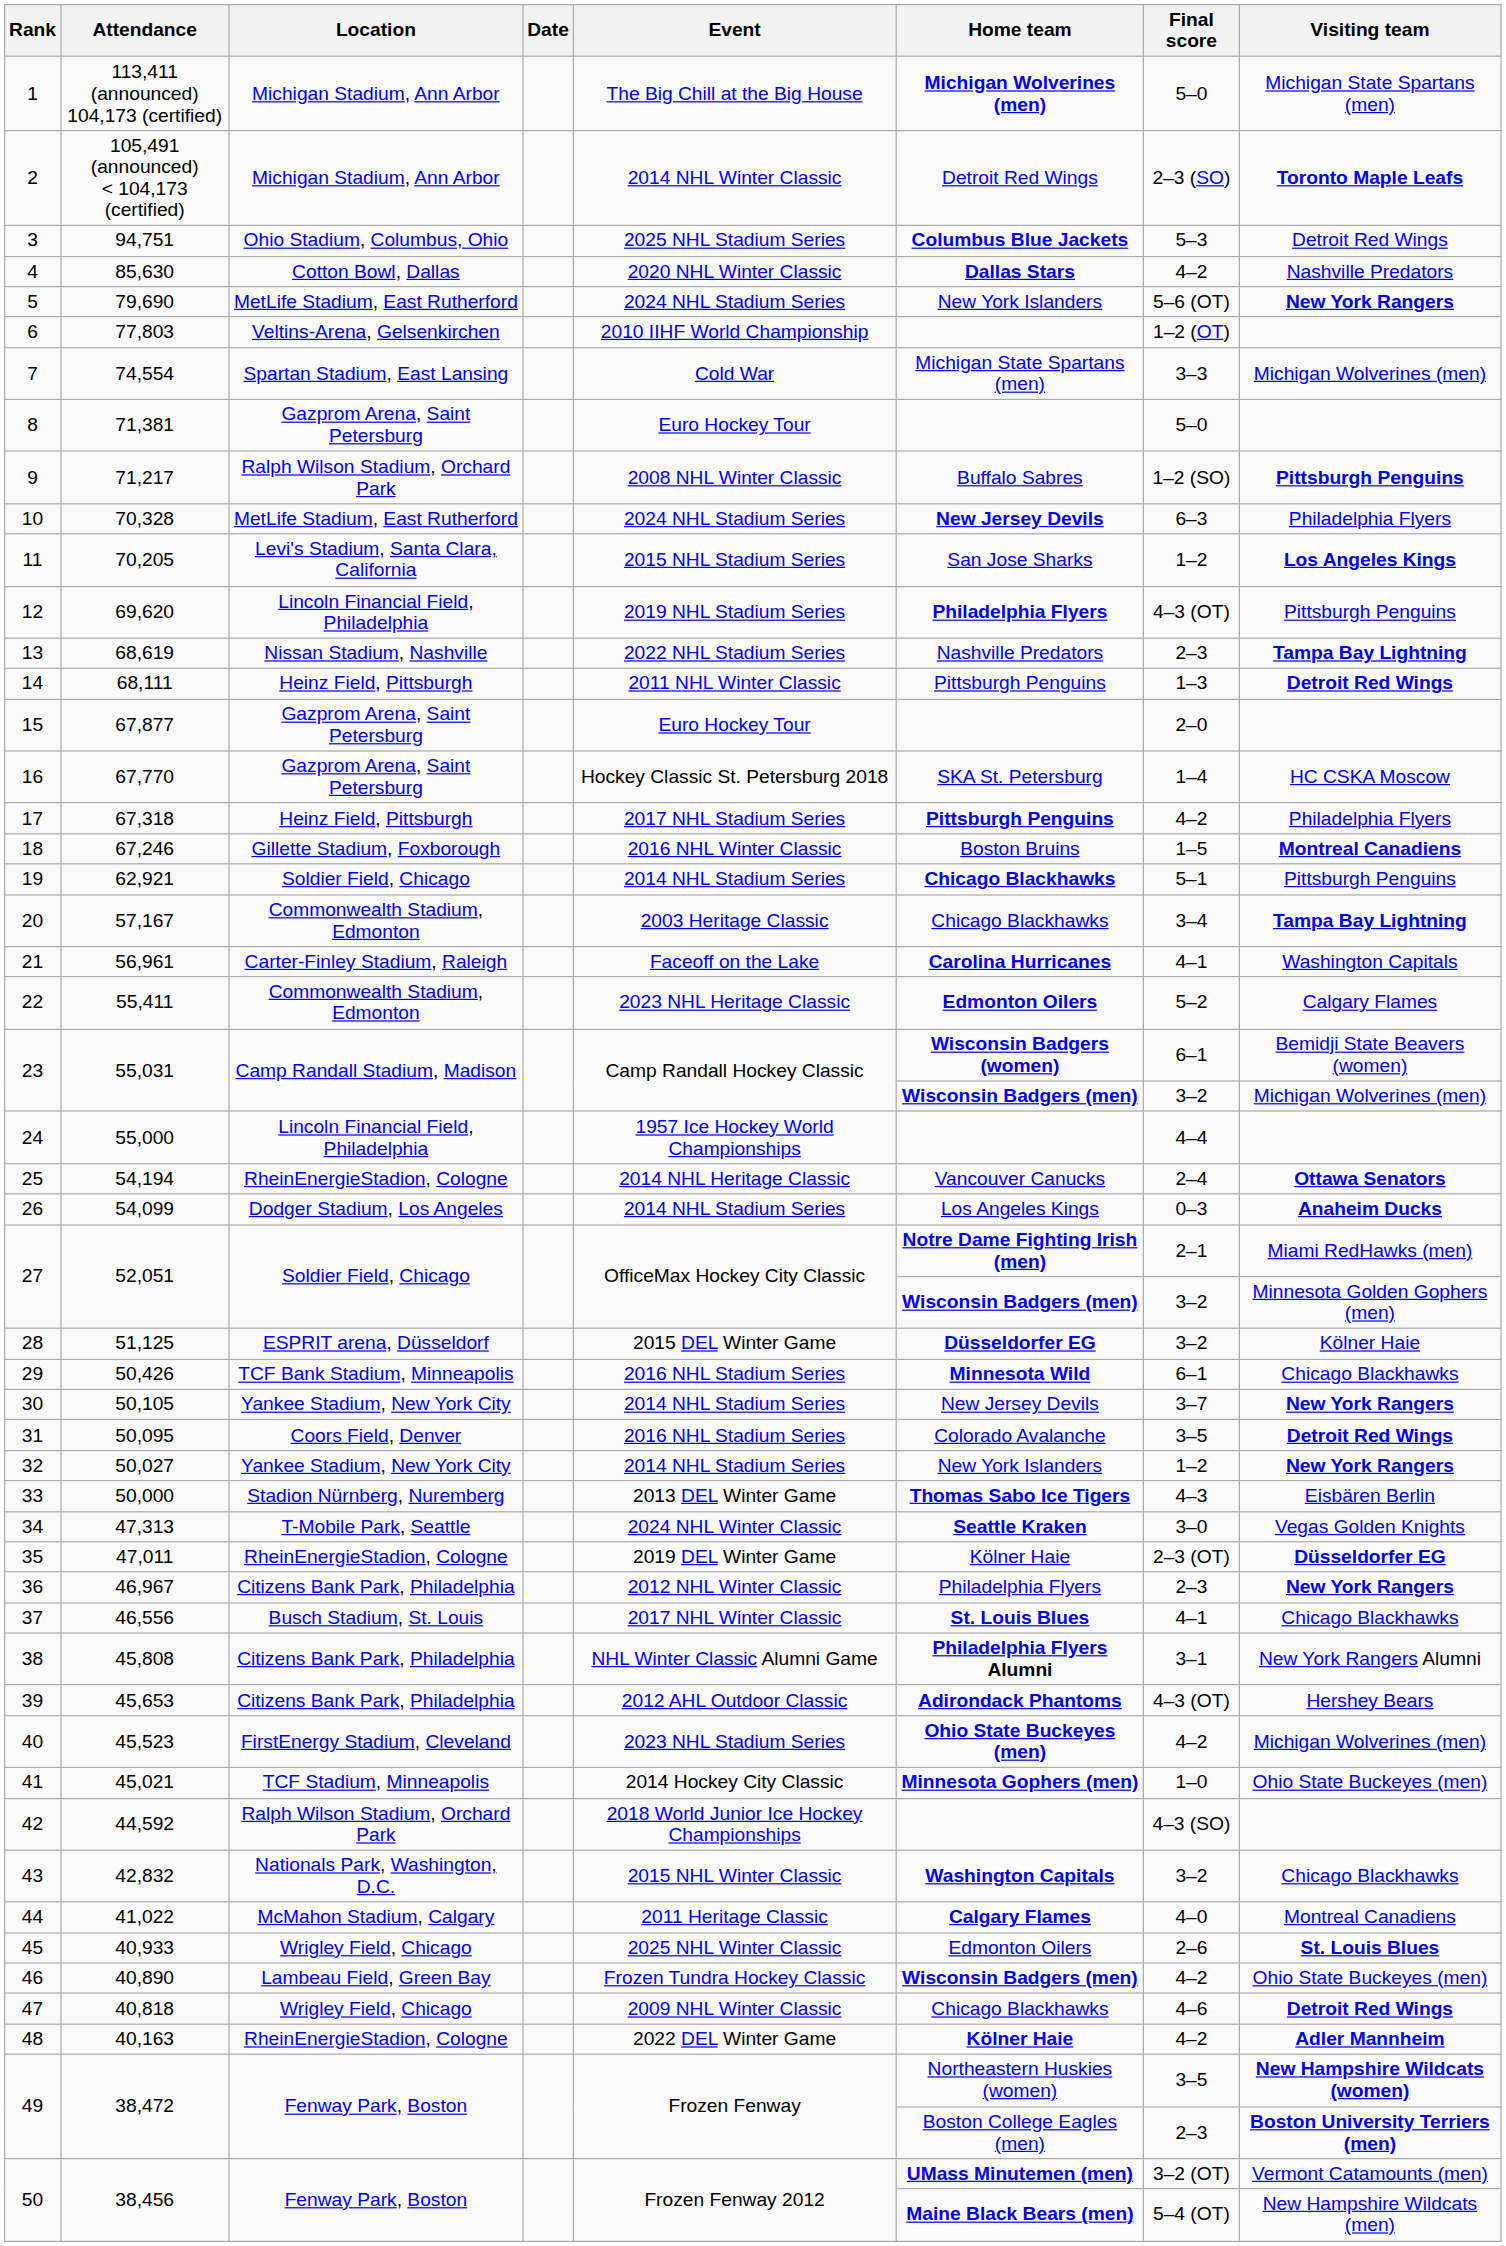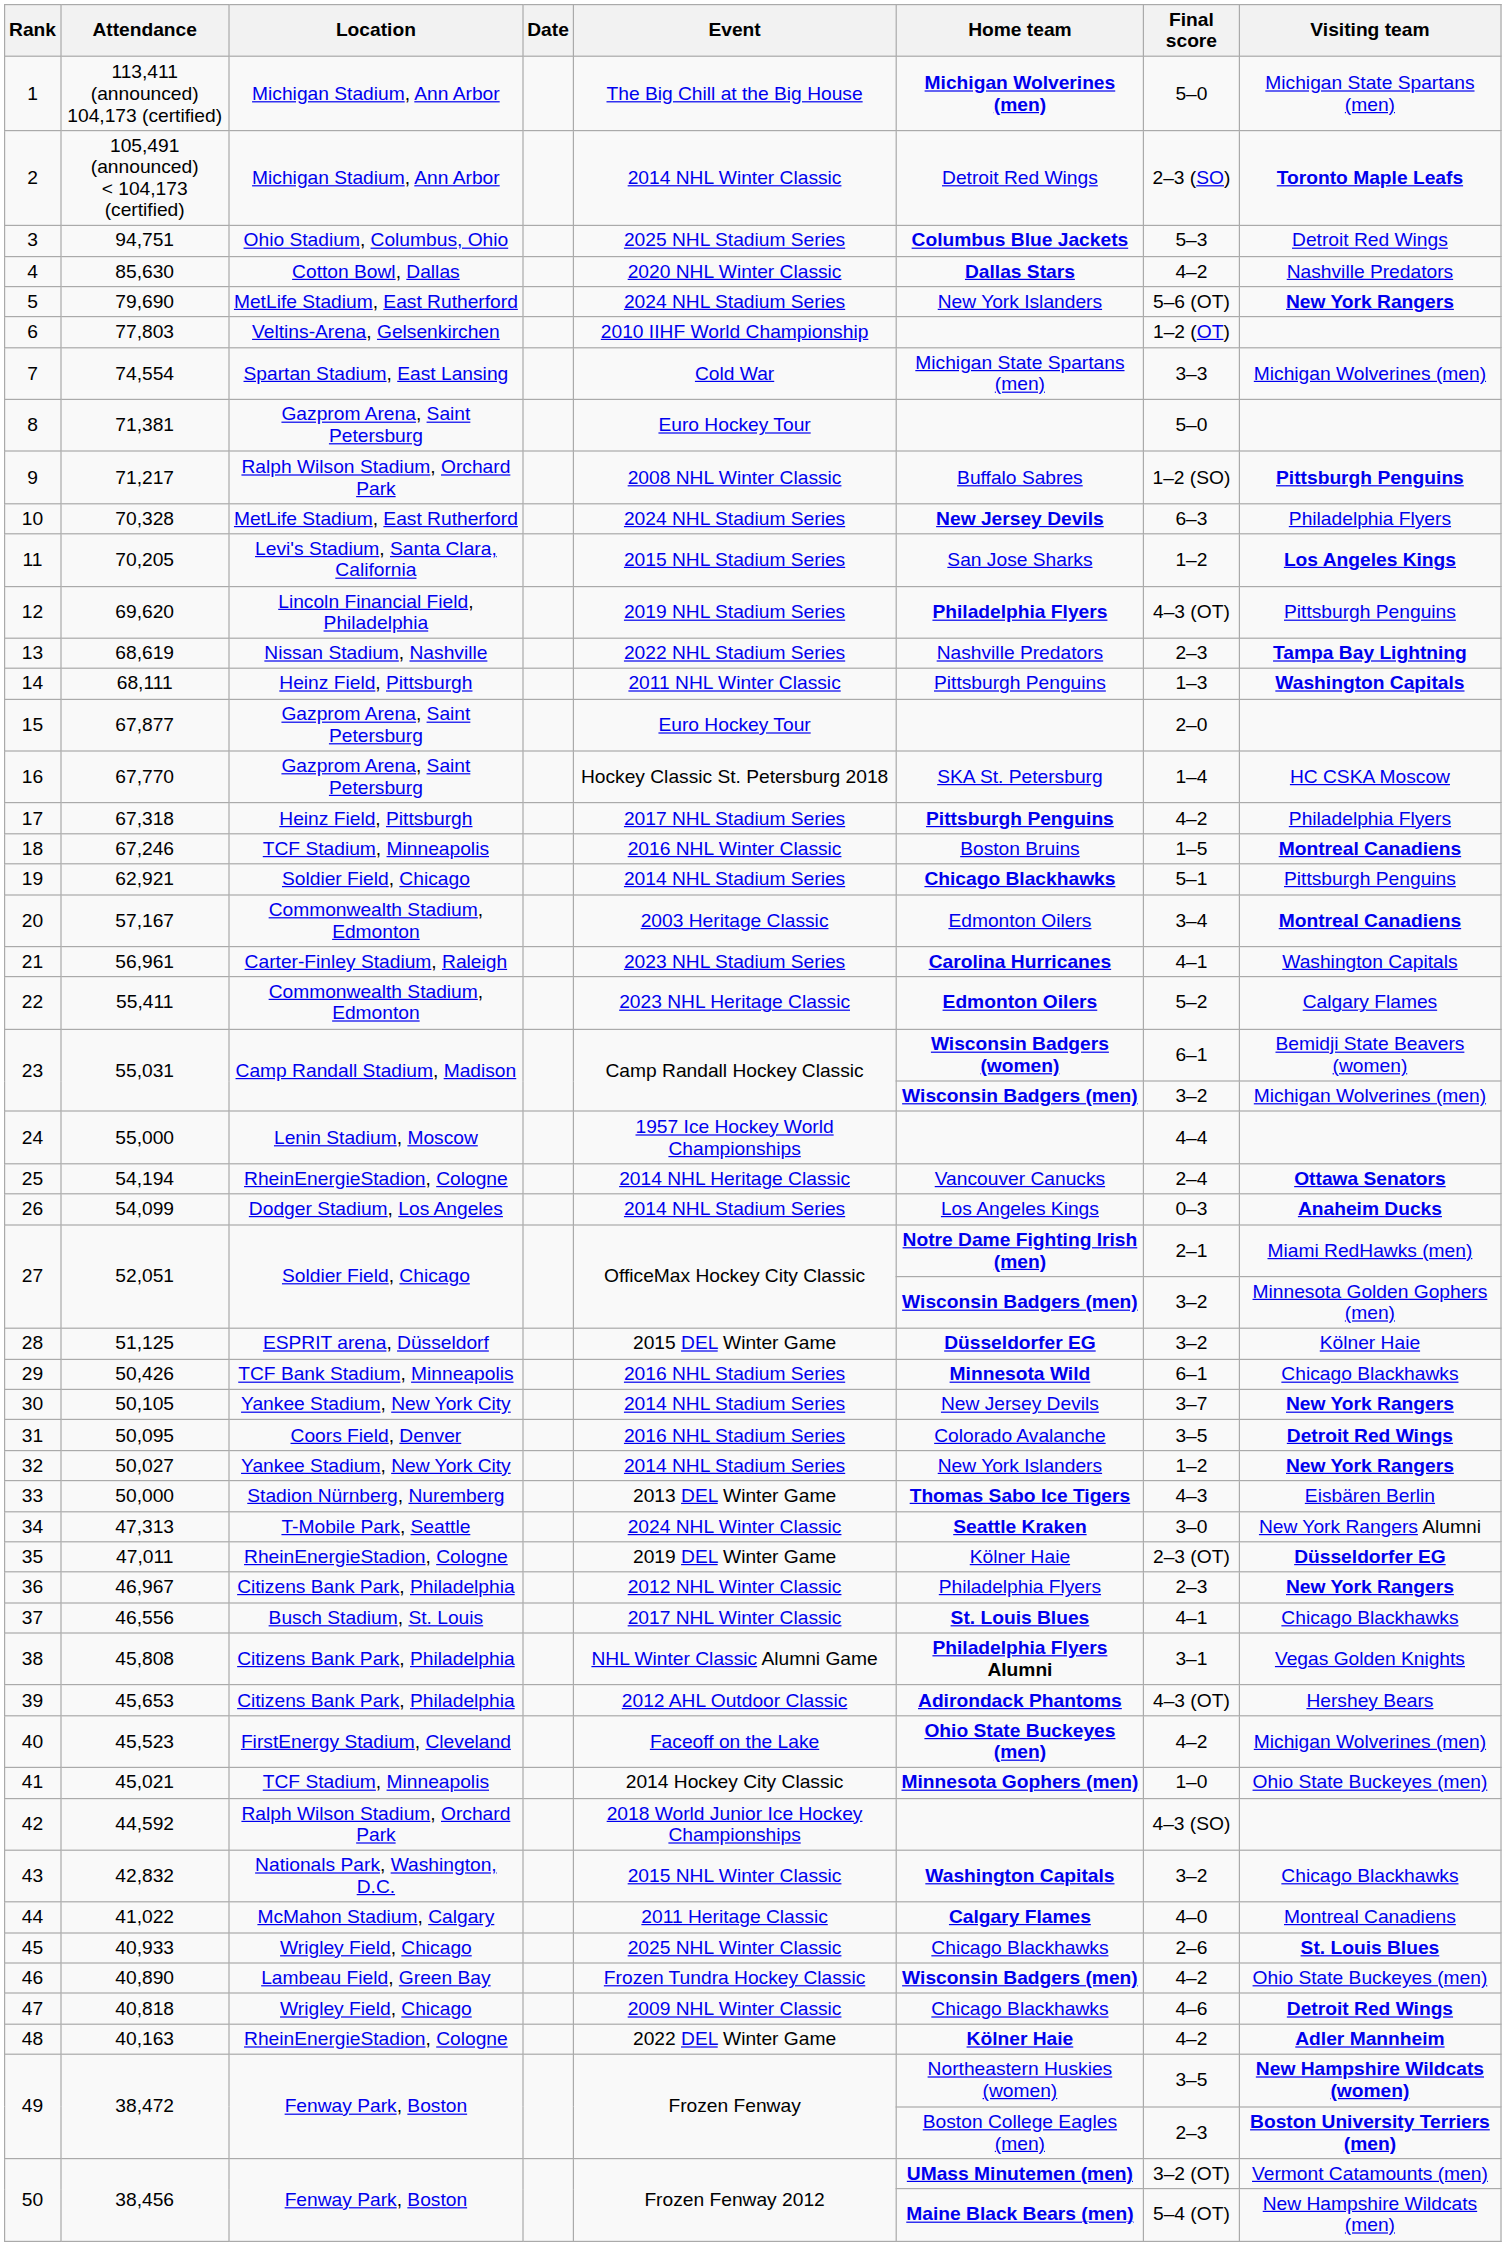(1370, 683) Detroit Red Wings -> (1370, 683) Washington Capitals
(376, 848) Gillette Stadium, Foxborough -> (376, 848) TCF Stadium, Minneapolis
(1020, 920) Chicago Blackhawks -> (1020, 920) Edmonton Oilers
(1370, 920) Tampa Bay Lightning -> (1370, 920) Montreal Canadiens
(735, 961) Faceoff on the Lake -> (735, 961) 2023 NHL Stadium Series
(376, 1137) Lincoln Financial Field, Philadelphia -> (376, 1137) Lenin Stadium, Moscow
(1370, 1526) Vegas Golden Knights -> (1370, 1526) New York Rangers Alumni
(1370, 1658) New York Rangers Alumni -> (1370, 1658) Vegas Golden Knights
(735, 1741) 2023 NHL Stadium Series -> (735, 1741) Faceoff on the Lake
(1020, 1947) Edmonton Oilers -> (1020, 1947) Chicago Blackhawks
